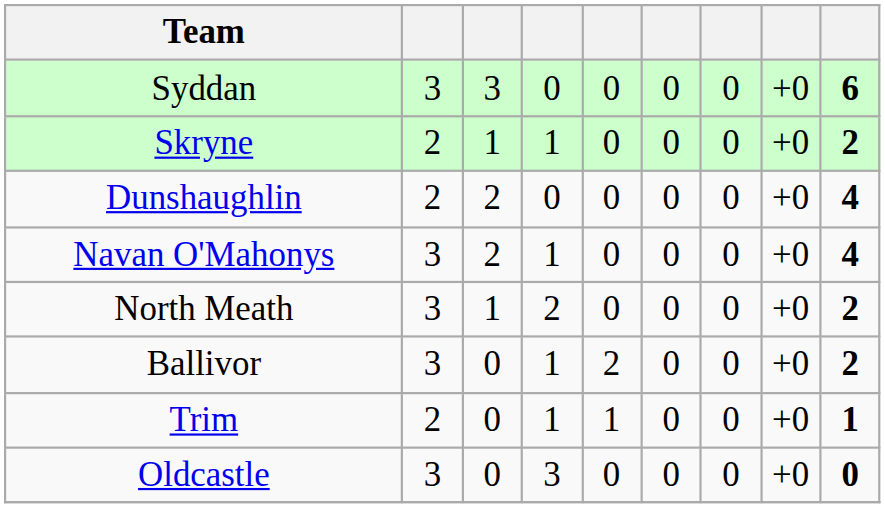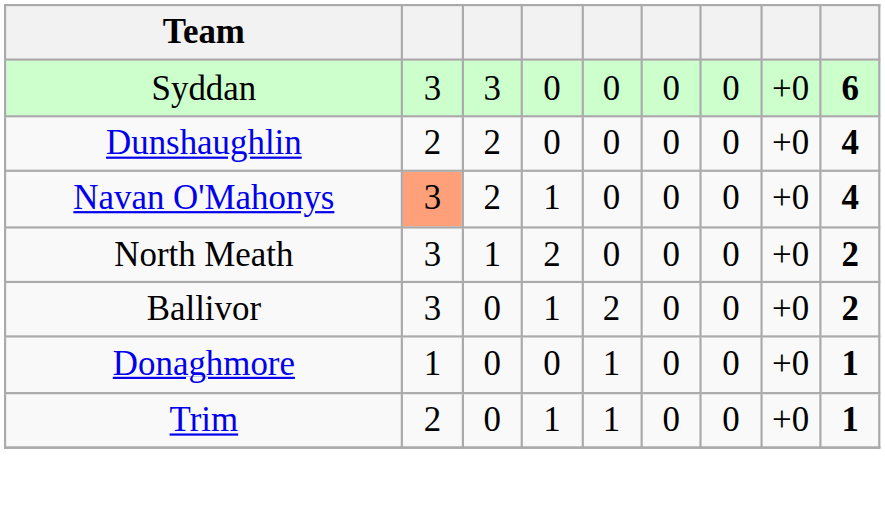- row: (204, 142)
(433, 253) no background -> (433, 198) lightsalmon background
+ row: (204, 364)
- row: (204, 474)
